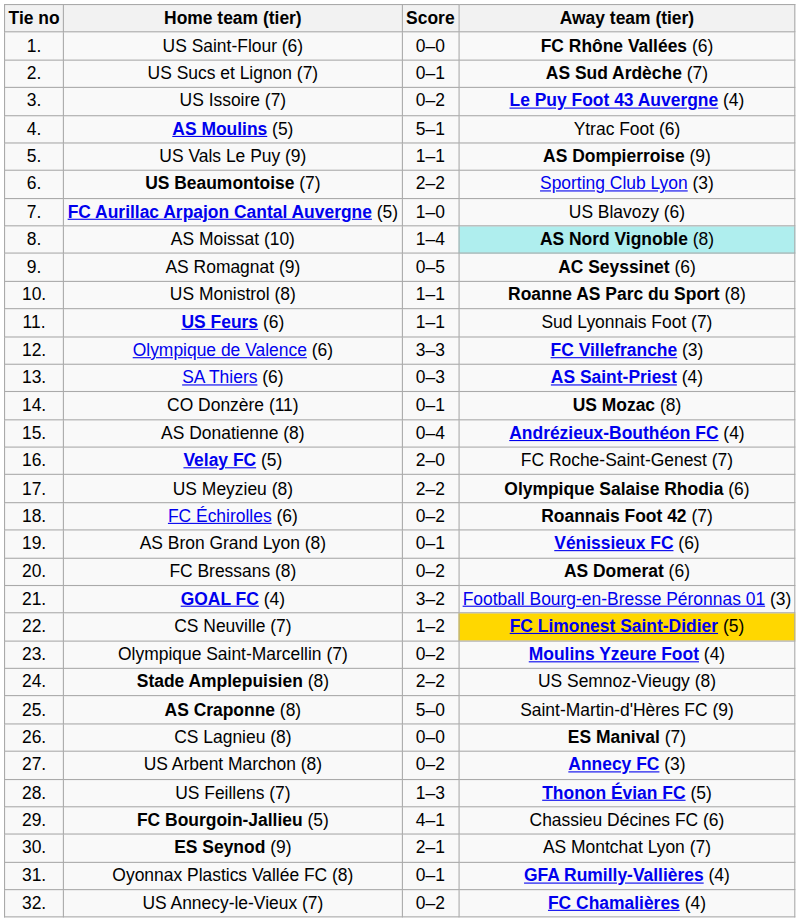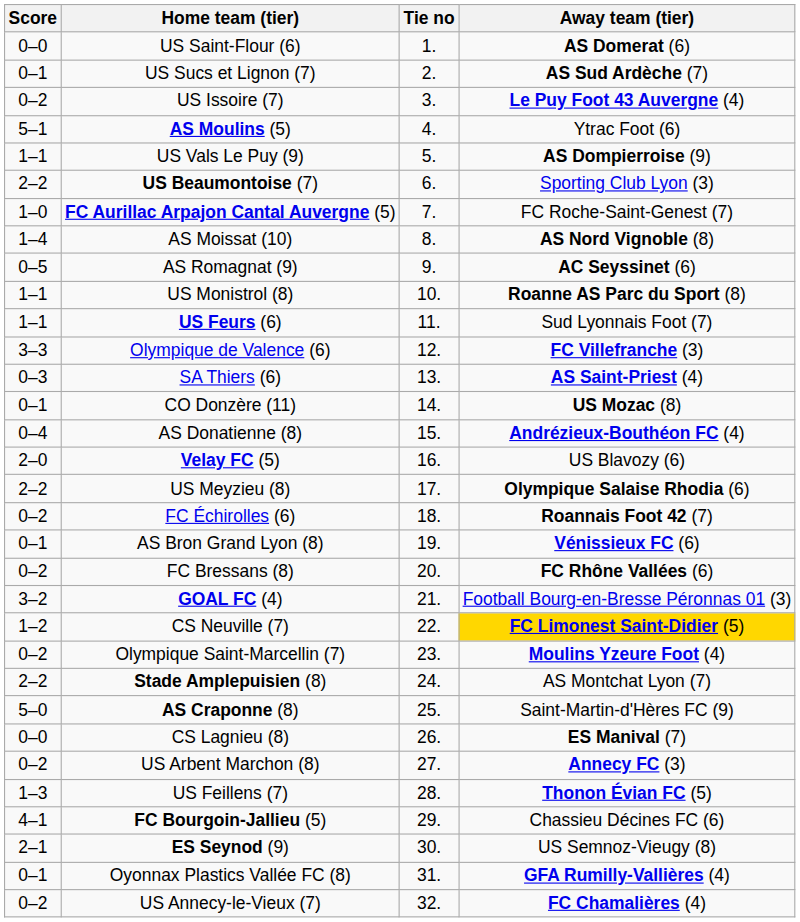columns swapped: (34, 18) <-> (430, 18)
(627, 45) FC Rhône Vallées (6) -> (627, 45) AS Domerat (6)
(627, 211) US Blavozy (6) -> (627, 211) FC Roche-Saint-Genest (7)
(627, 239) paleturquoise background -> (627, 239) no background
(627, 460) FC Roche-Saint-Genest (7) -> (627, 460) US Blavozy (6)
(627, 571) AS Domerat (6) -> (627, 571) FC Rhône Vallées (6)
(627, 682) US Semnoz-Vieugy (8) -> (627, 682) AS Montchat Lyon (7)
(627, 848) AS Montchat Lyon (7) -> (627, 848) US Semnoz-Vieugy (8)
